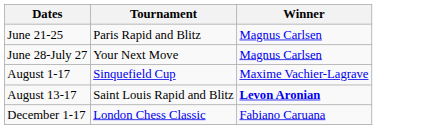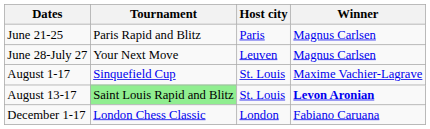+ column: (263, 14)
(163, 94) no background -> (163, 94) lightgreen background
